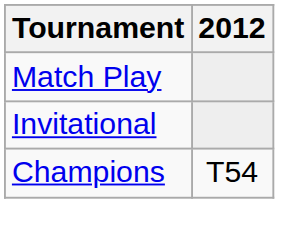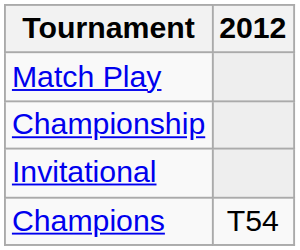+ row: (109, 124)
